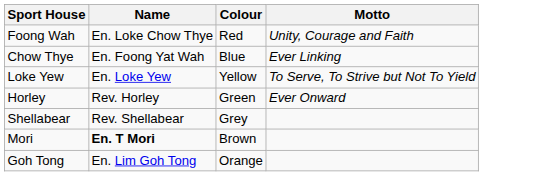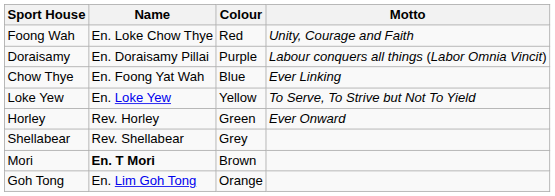+ row: (39, 56)
